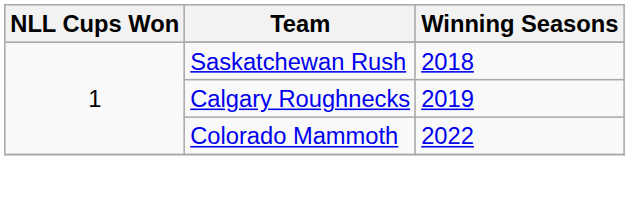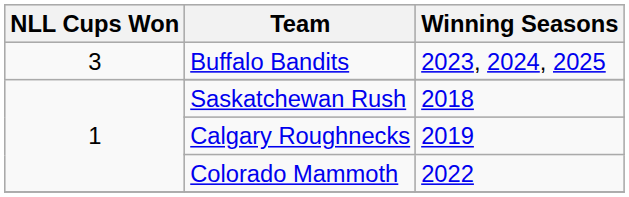+ row: (270, 61)
